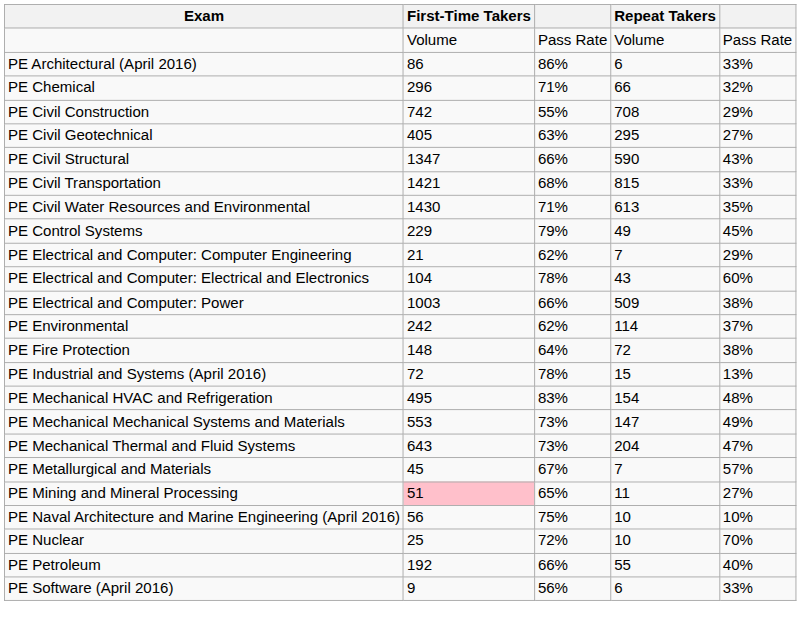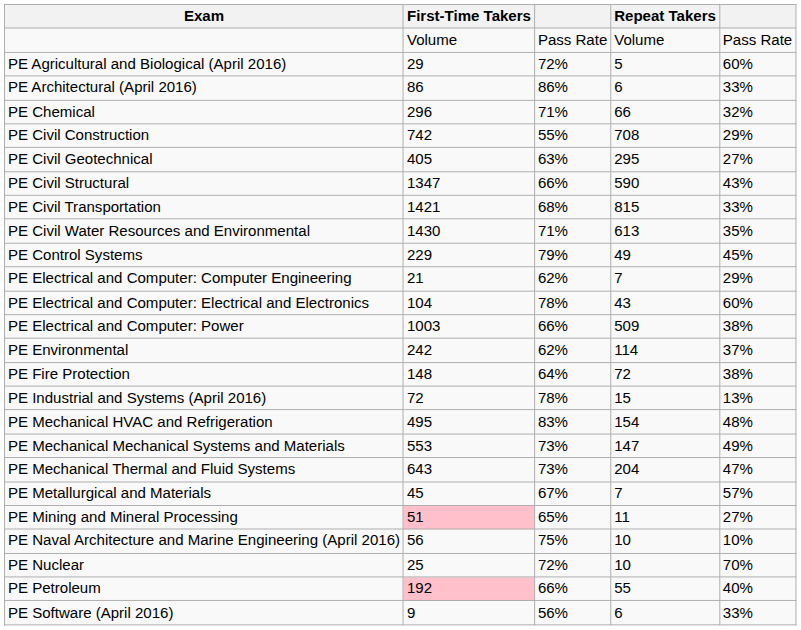+ row: (147, 64)
(420, 565) no background -> (420, 588) pink background
